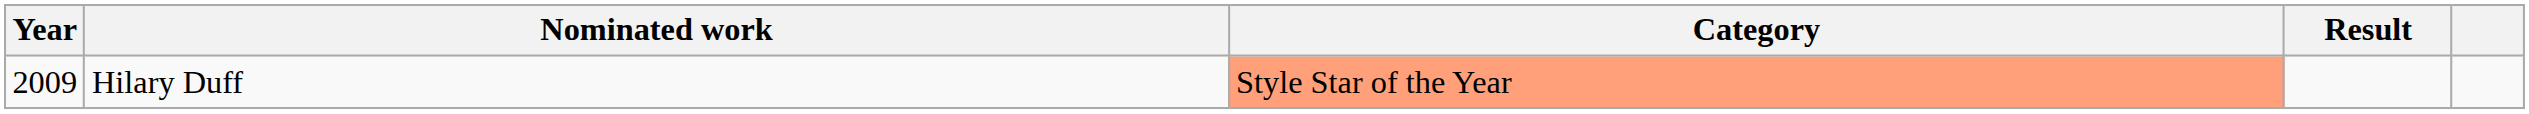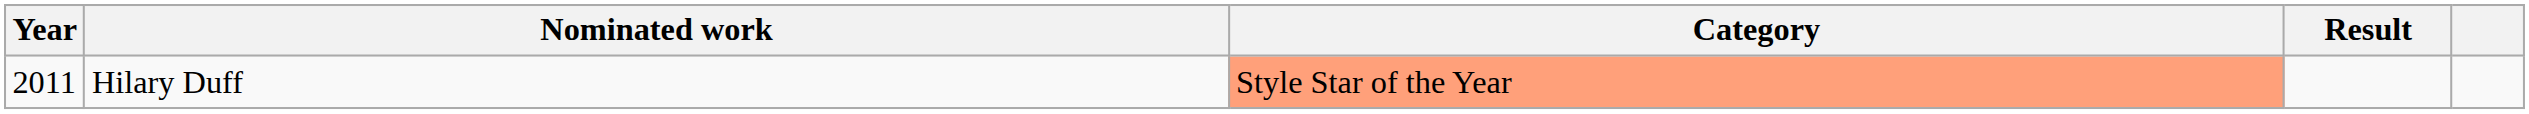(45, 81) 2009 -> (44, 81) 2011
